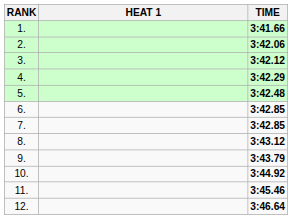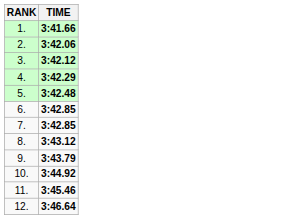- column: (143, 13)
